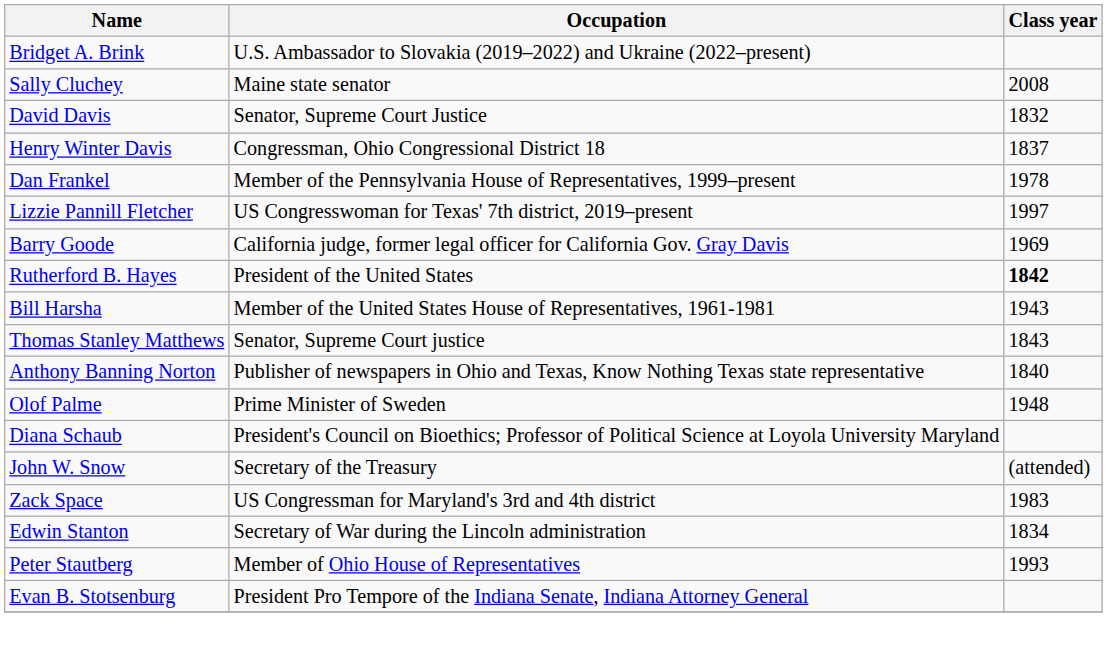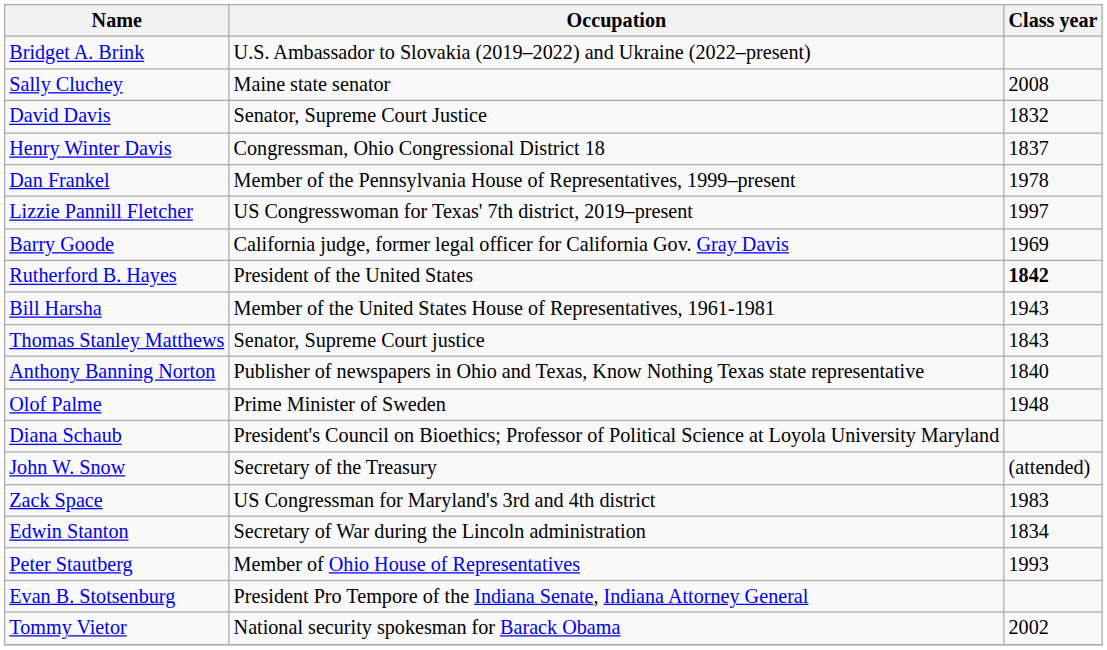+ row: (68, 627)
